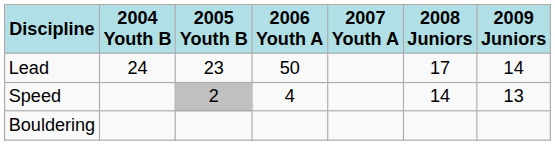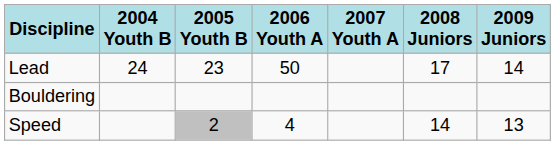rows swapped: (52, 125) <-> (35, 96)
